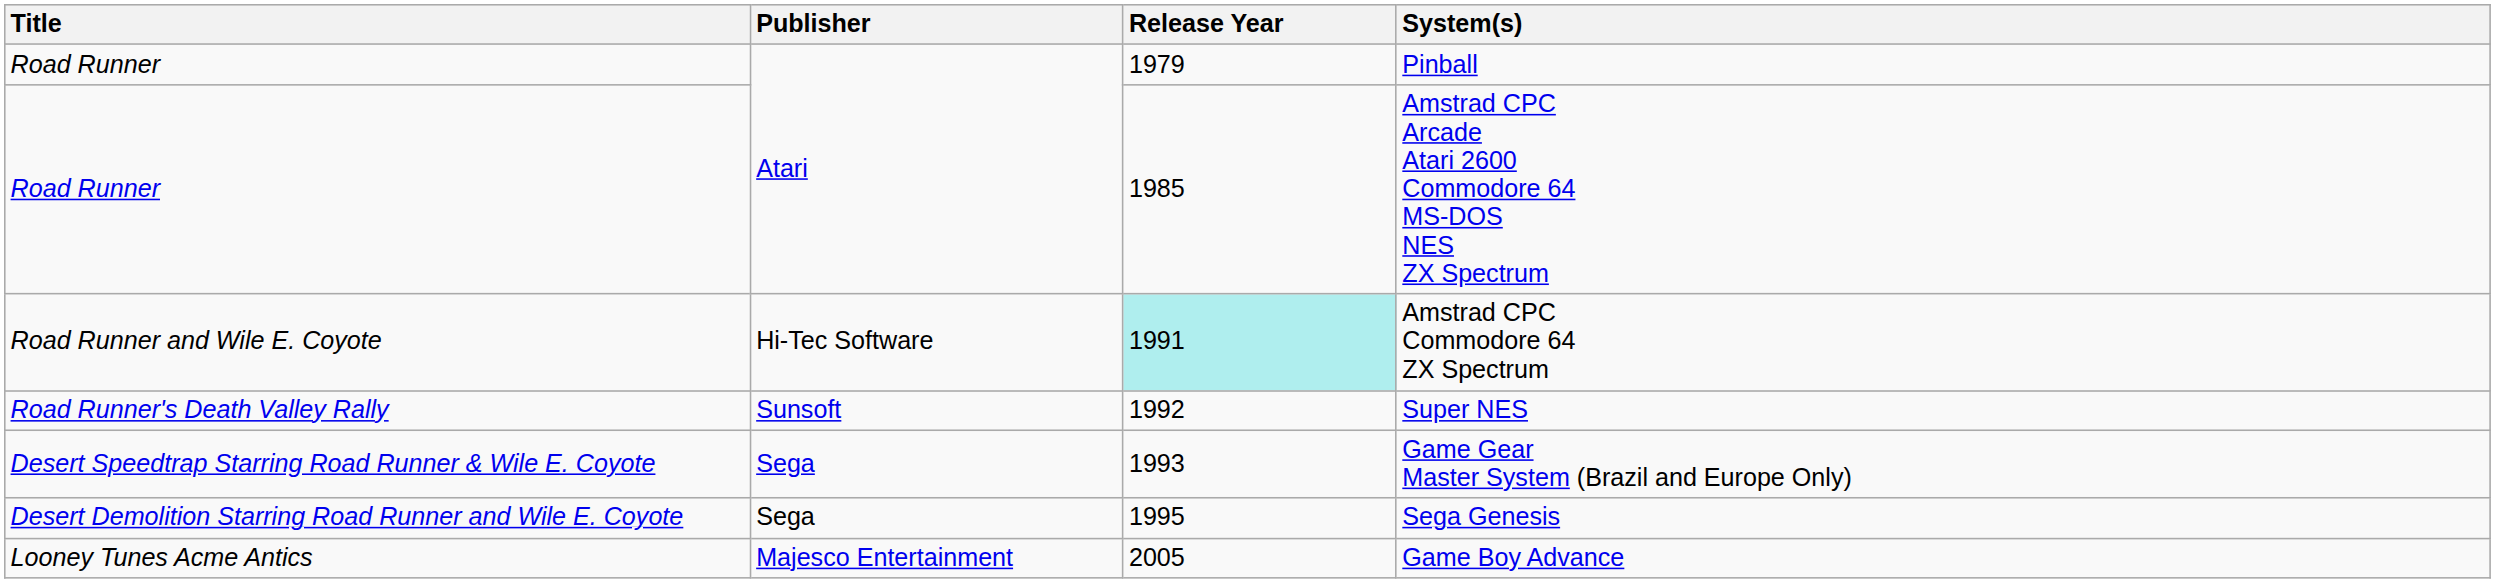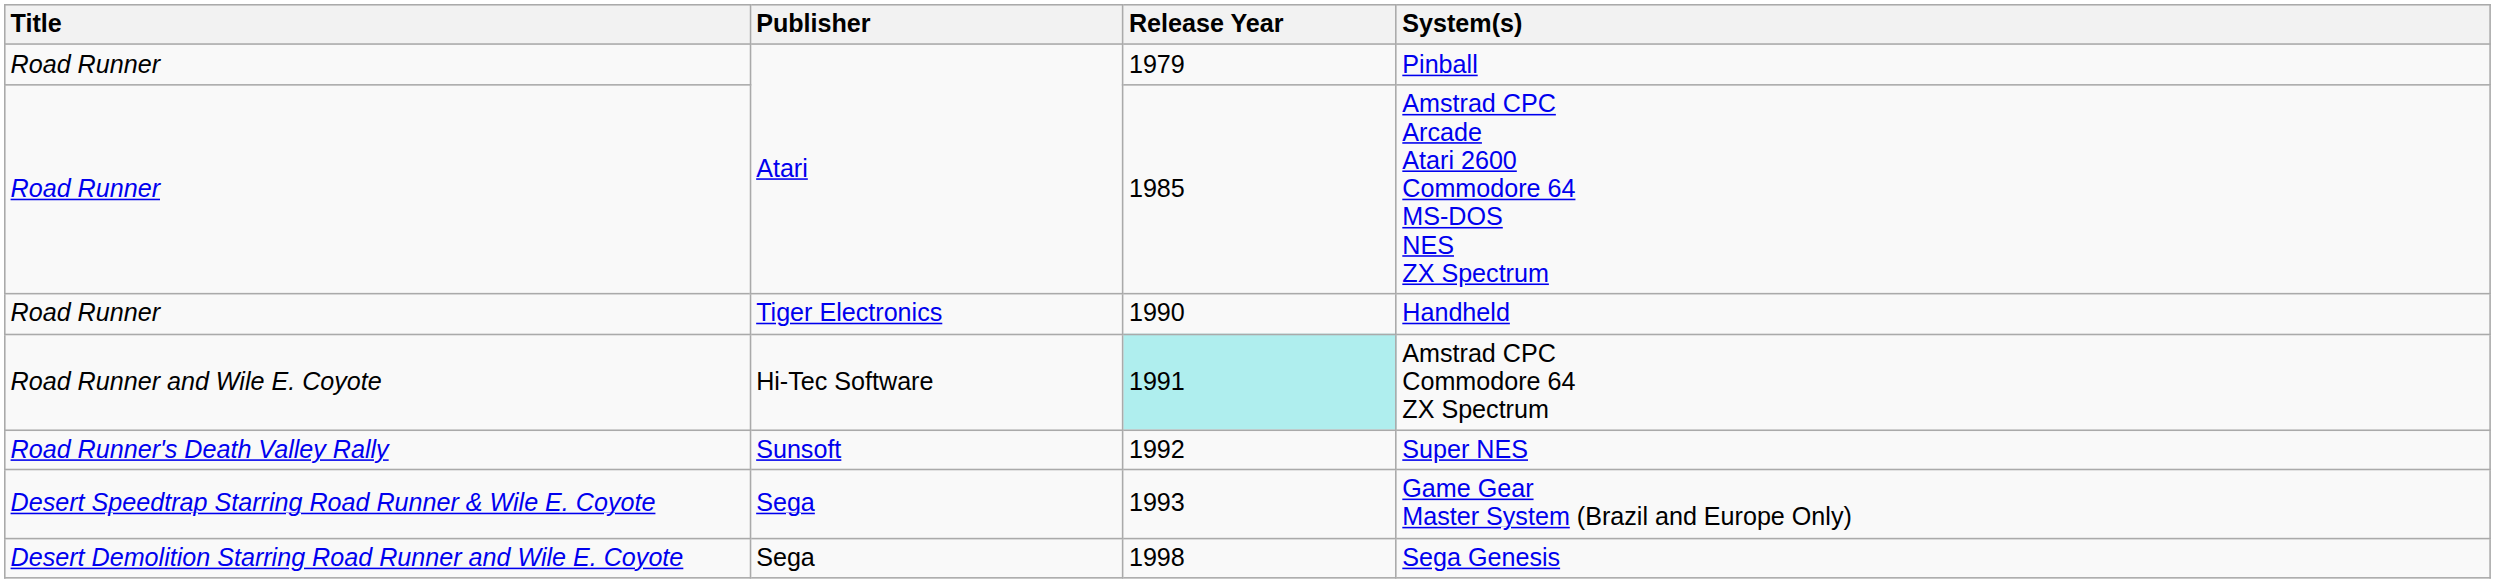+ row: (1456, 313)
(1157, 517) 1995 -> (1157, 557) 1998
- row: (1513, 557)
